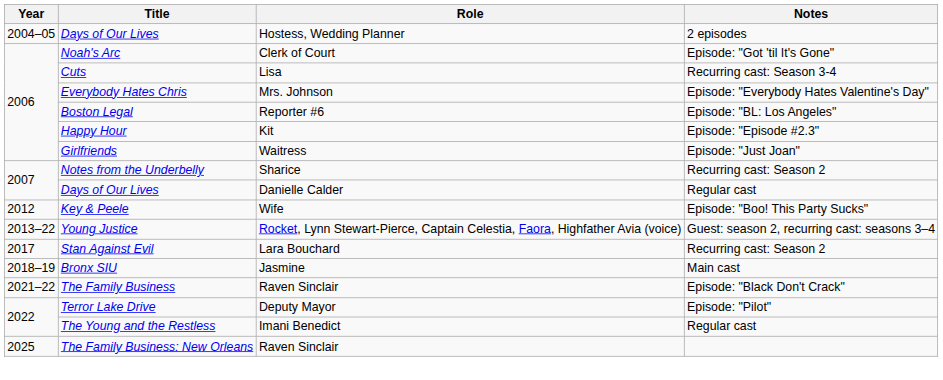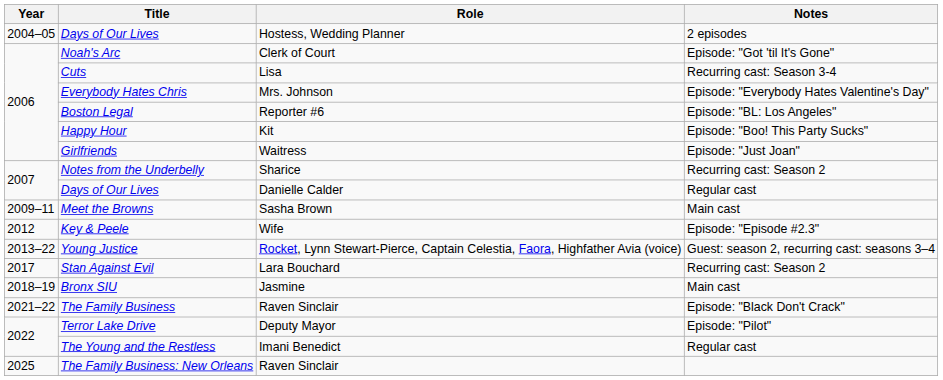(753, 131) Episode: "Episode #2.3" -> (778, 131) Episode: "Boo! This Party Sucks"
+ row: (107, 209)
(778, 209) Episode: "Boo! This Party Sucks" -> (753, 229) Episode: "Episode #2.3"
